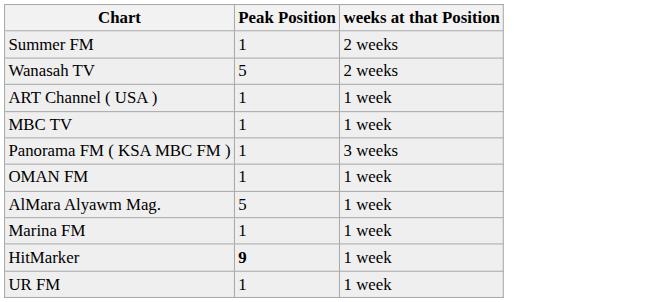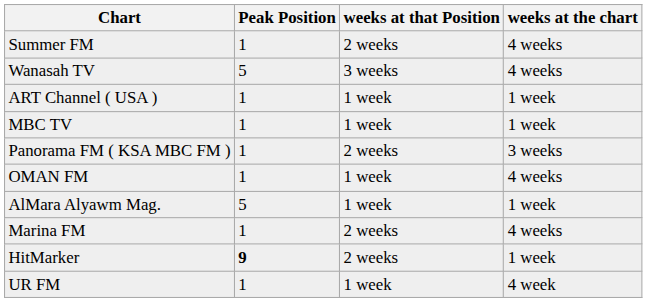+ column: (573, 17)
(371, 71) 2 weeks -> (371, 71) 3 weeks
(371, 151) 3 weeks -> (371, 151) 2 weeks
(368, 230) 1 week -> (371, 230) 2 weeks
(368, 257) 1 week -> (371, 257) 2 weeks
